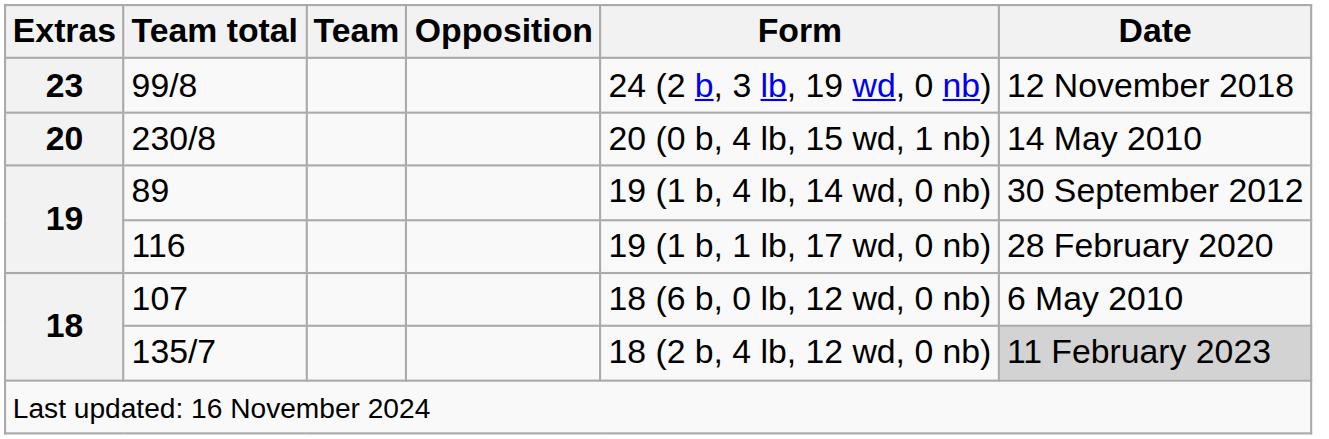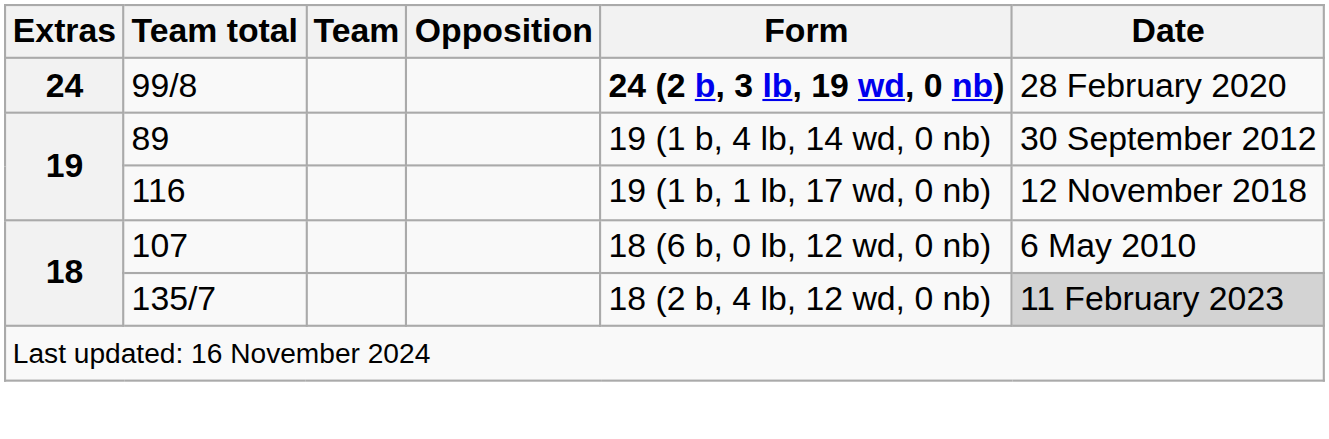(64, 84) 23 -> (64, 84) 24
(800, 84) normal -> (806, 84) bold
(1151, 84) 12 November 2018 -> (1153, 84) 28 February 2020
- row: (174, 138)
(1140, 245) 28 February 2020 -> (1164, 191) 12 November 2018
